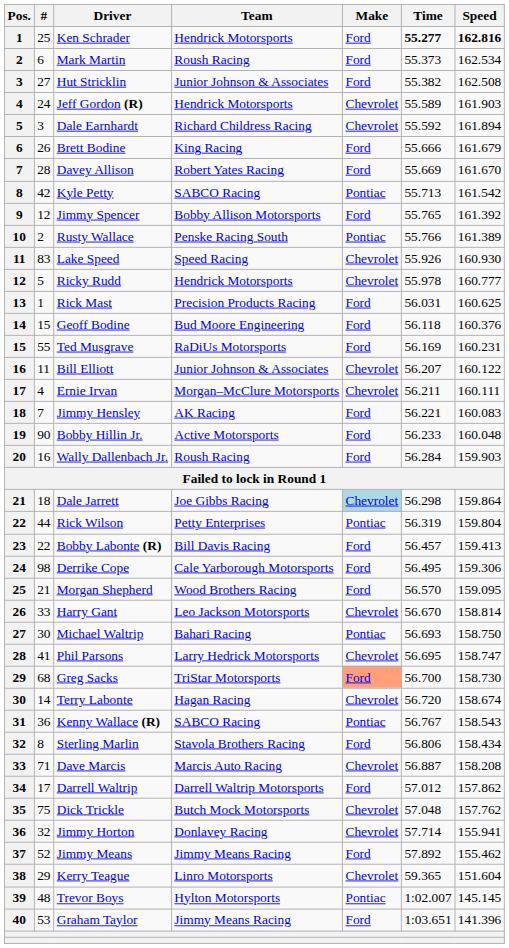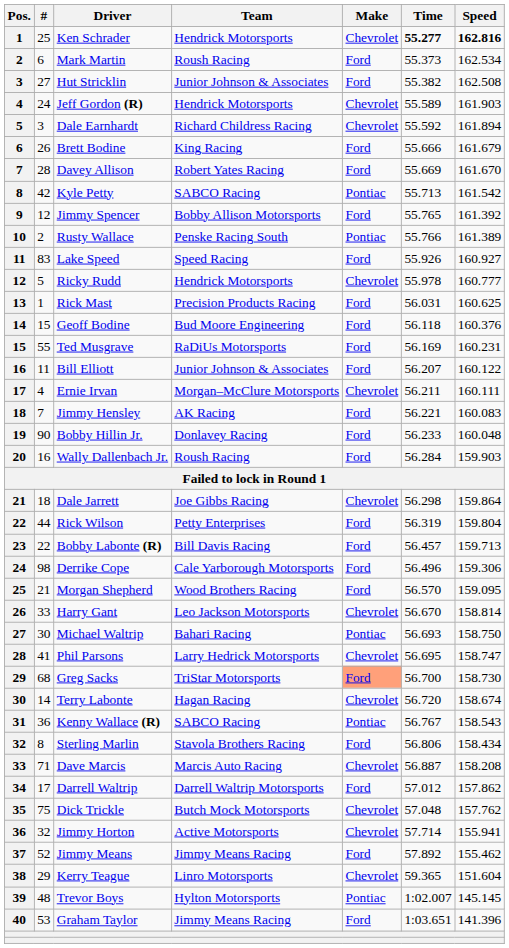(358, 37) Ford -> (372, 37) Chevrolet
(372, 258) Chevrolet -> (358, 258) Ford
(480, 258) 160.930 -> (480, 258) 160.927
(372, 368) Chevrolet -> (358, 368) Ford
(226, 434) Active Motorsports -> (221, 434) Donlavey Racing
(372, 500) lightblue background -> (372, 500) no background
(366, 522) Pontiac -> (358, 522) Ford
(480, 545) 159.413 -> (480, 545) 159.713
(423, 567) 56.495 -> (423, 567) 56.496
(221, 831) Donlavey Racing -> (226, 831) Active Motorsports
